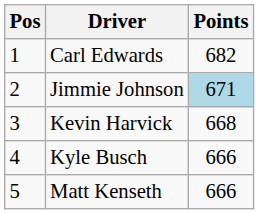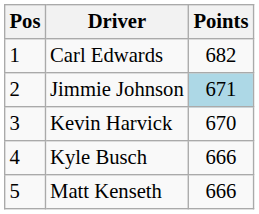(221, 123) 668 -> (221, 123) 670
